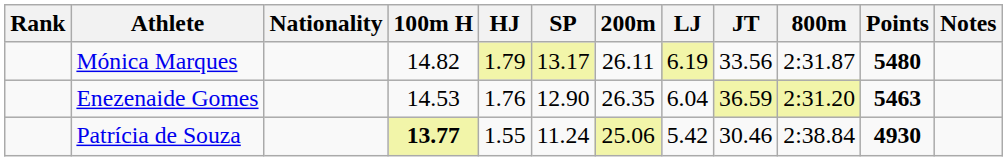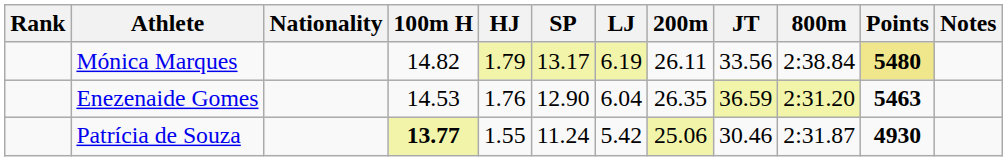columns swapped: (628, 23) <-> (687, 23)
(819, 60) 2:31.87 -> (819, 60) 2:38.84
(897, 60) no background -> (897, 60) khaki background
(819, 135) 2:38.84 -> (819, 135) 2:31.87
